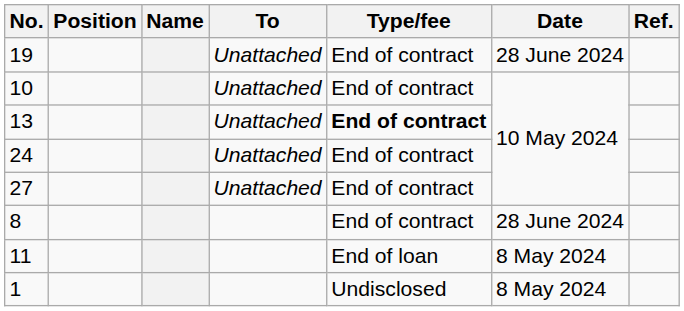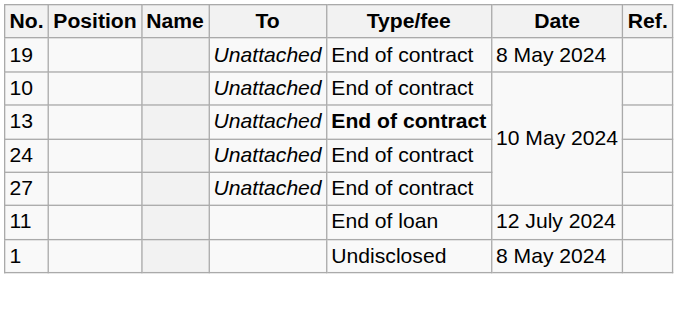(560, 54) 28 June 2024 -> (551, 54) 8 May 2024
- row: (15, 222)
(551, 255) 8 May 2024 -> (556, 222) 12 July 2024
